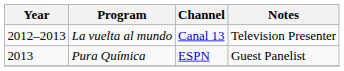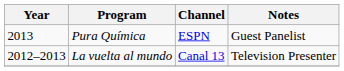rows swapped: (122, 35) <-> (109, 55)
